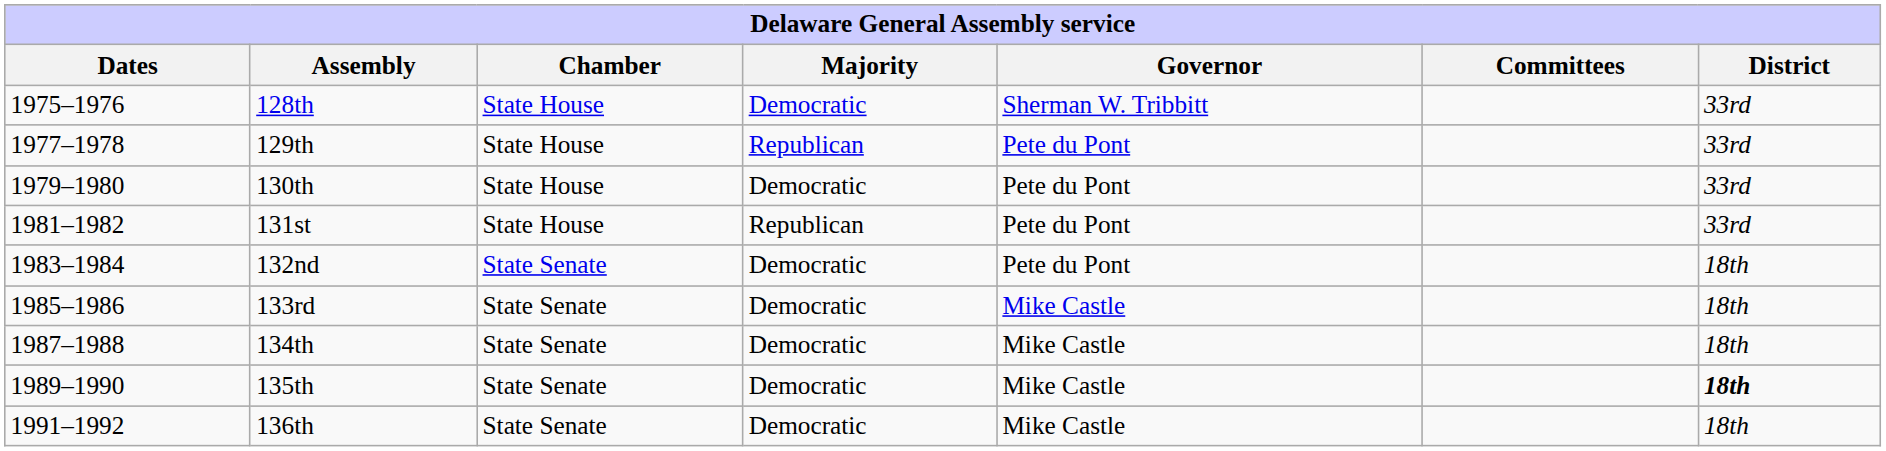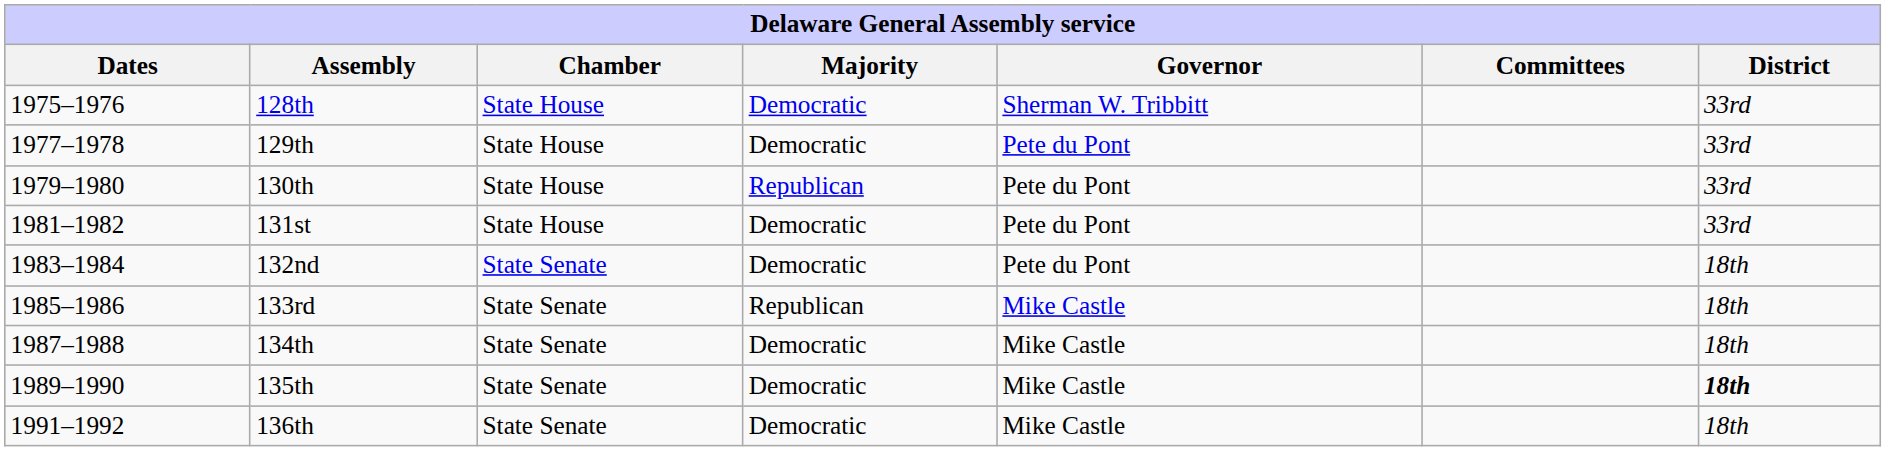(806, 144) Republican -> (808, 144) Democratic
(808, 184) Democratic -> (806, 184) Republican
(806, 225) Republican -> (808, 225) Democratic
(808, 305) Democratic -> (806, 305) Republican
